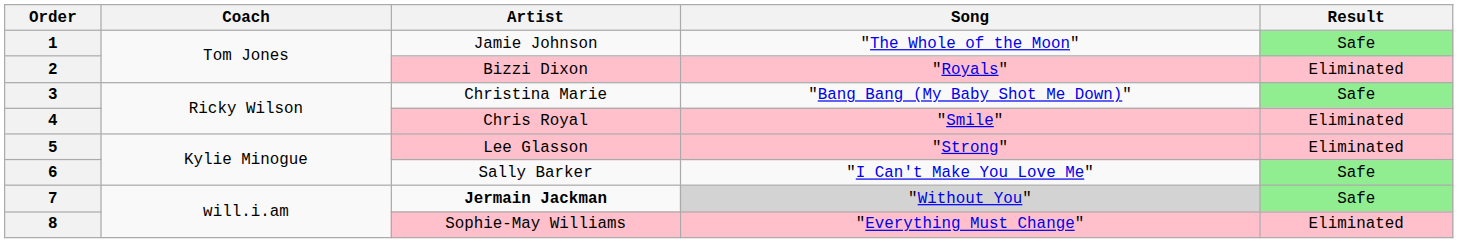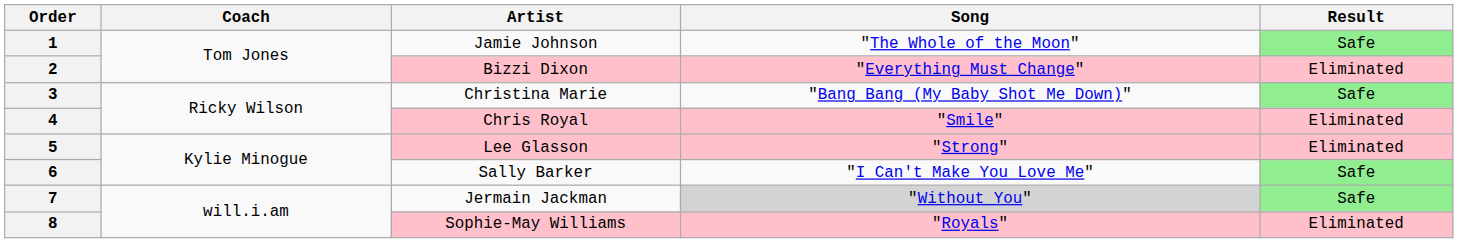(970, 69) "Royals" -> (970, 69) "Everything Must Change"
(536, 198) bold -> (536, 198) normal
(970, 224) "Everything Must Change" -> (970, 224) "Royals"
